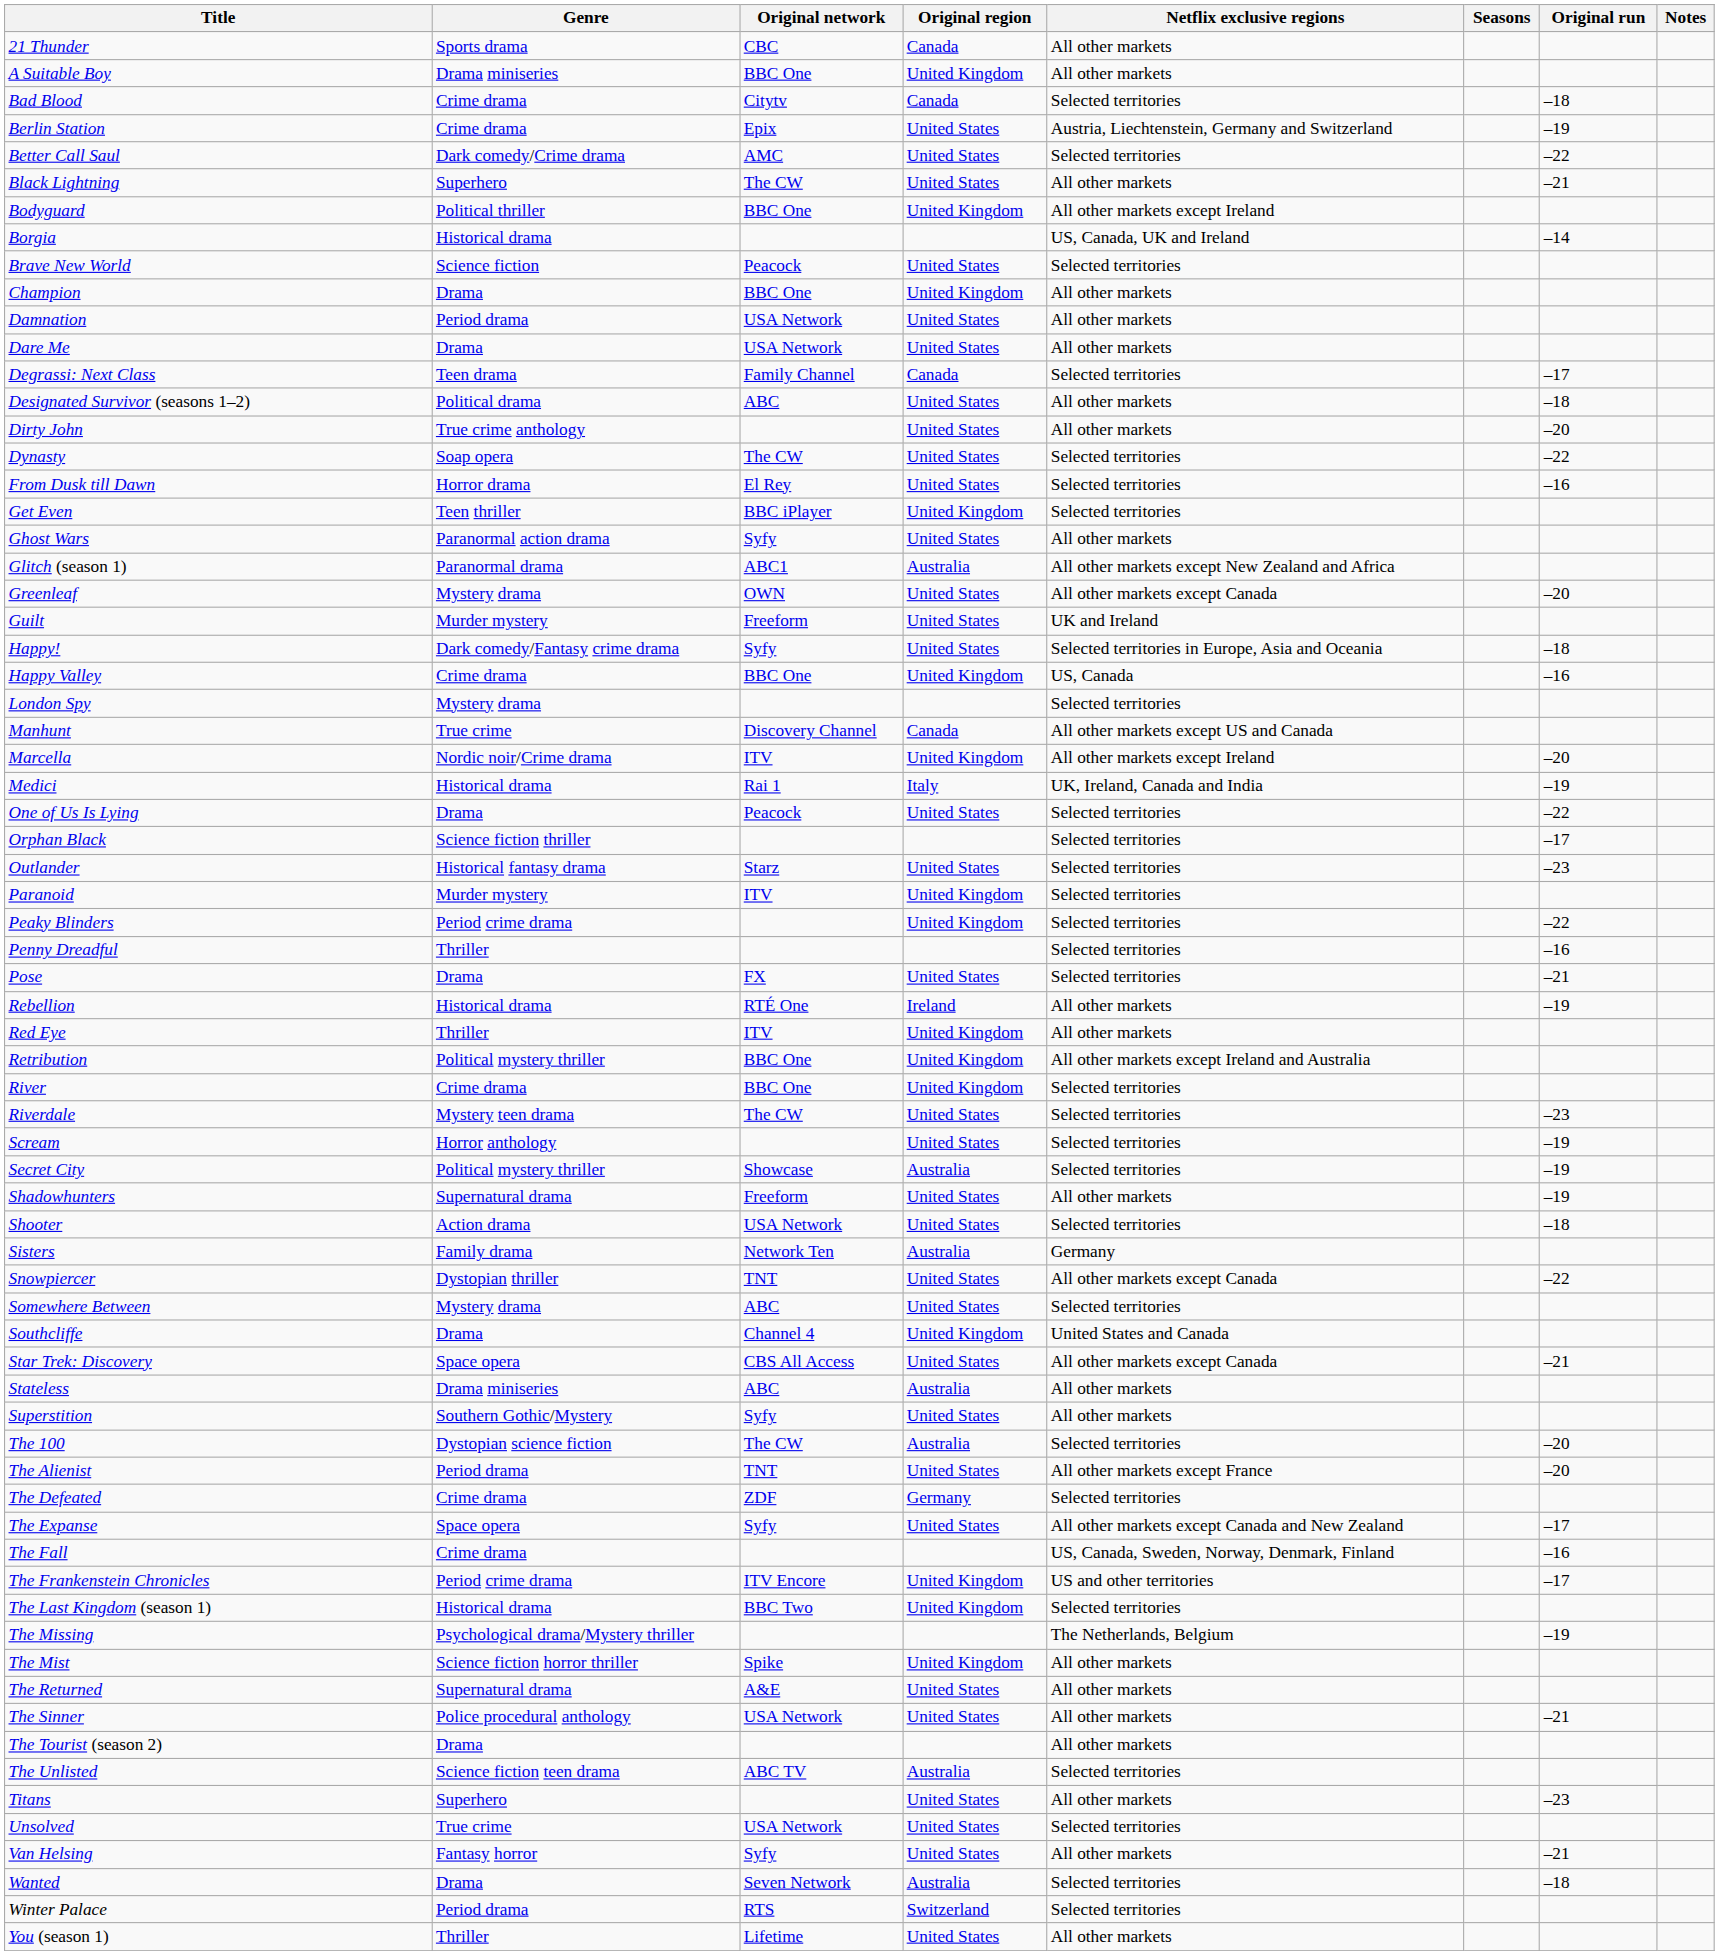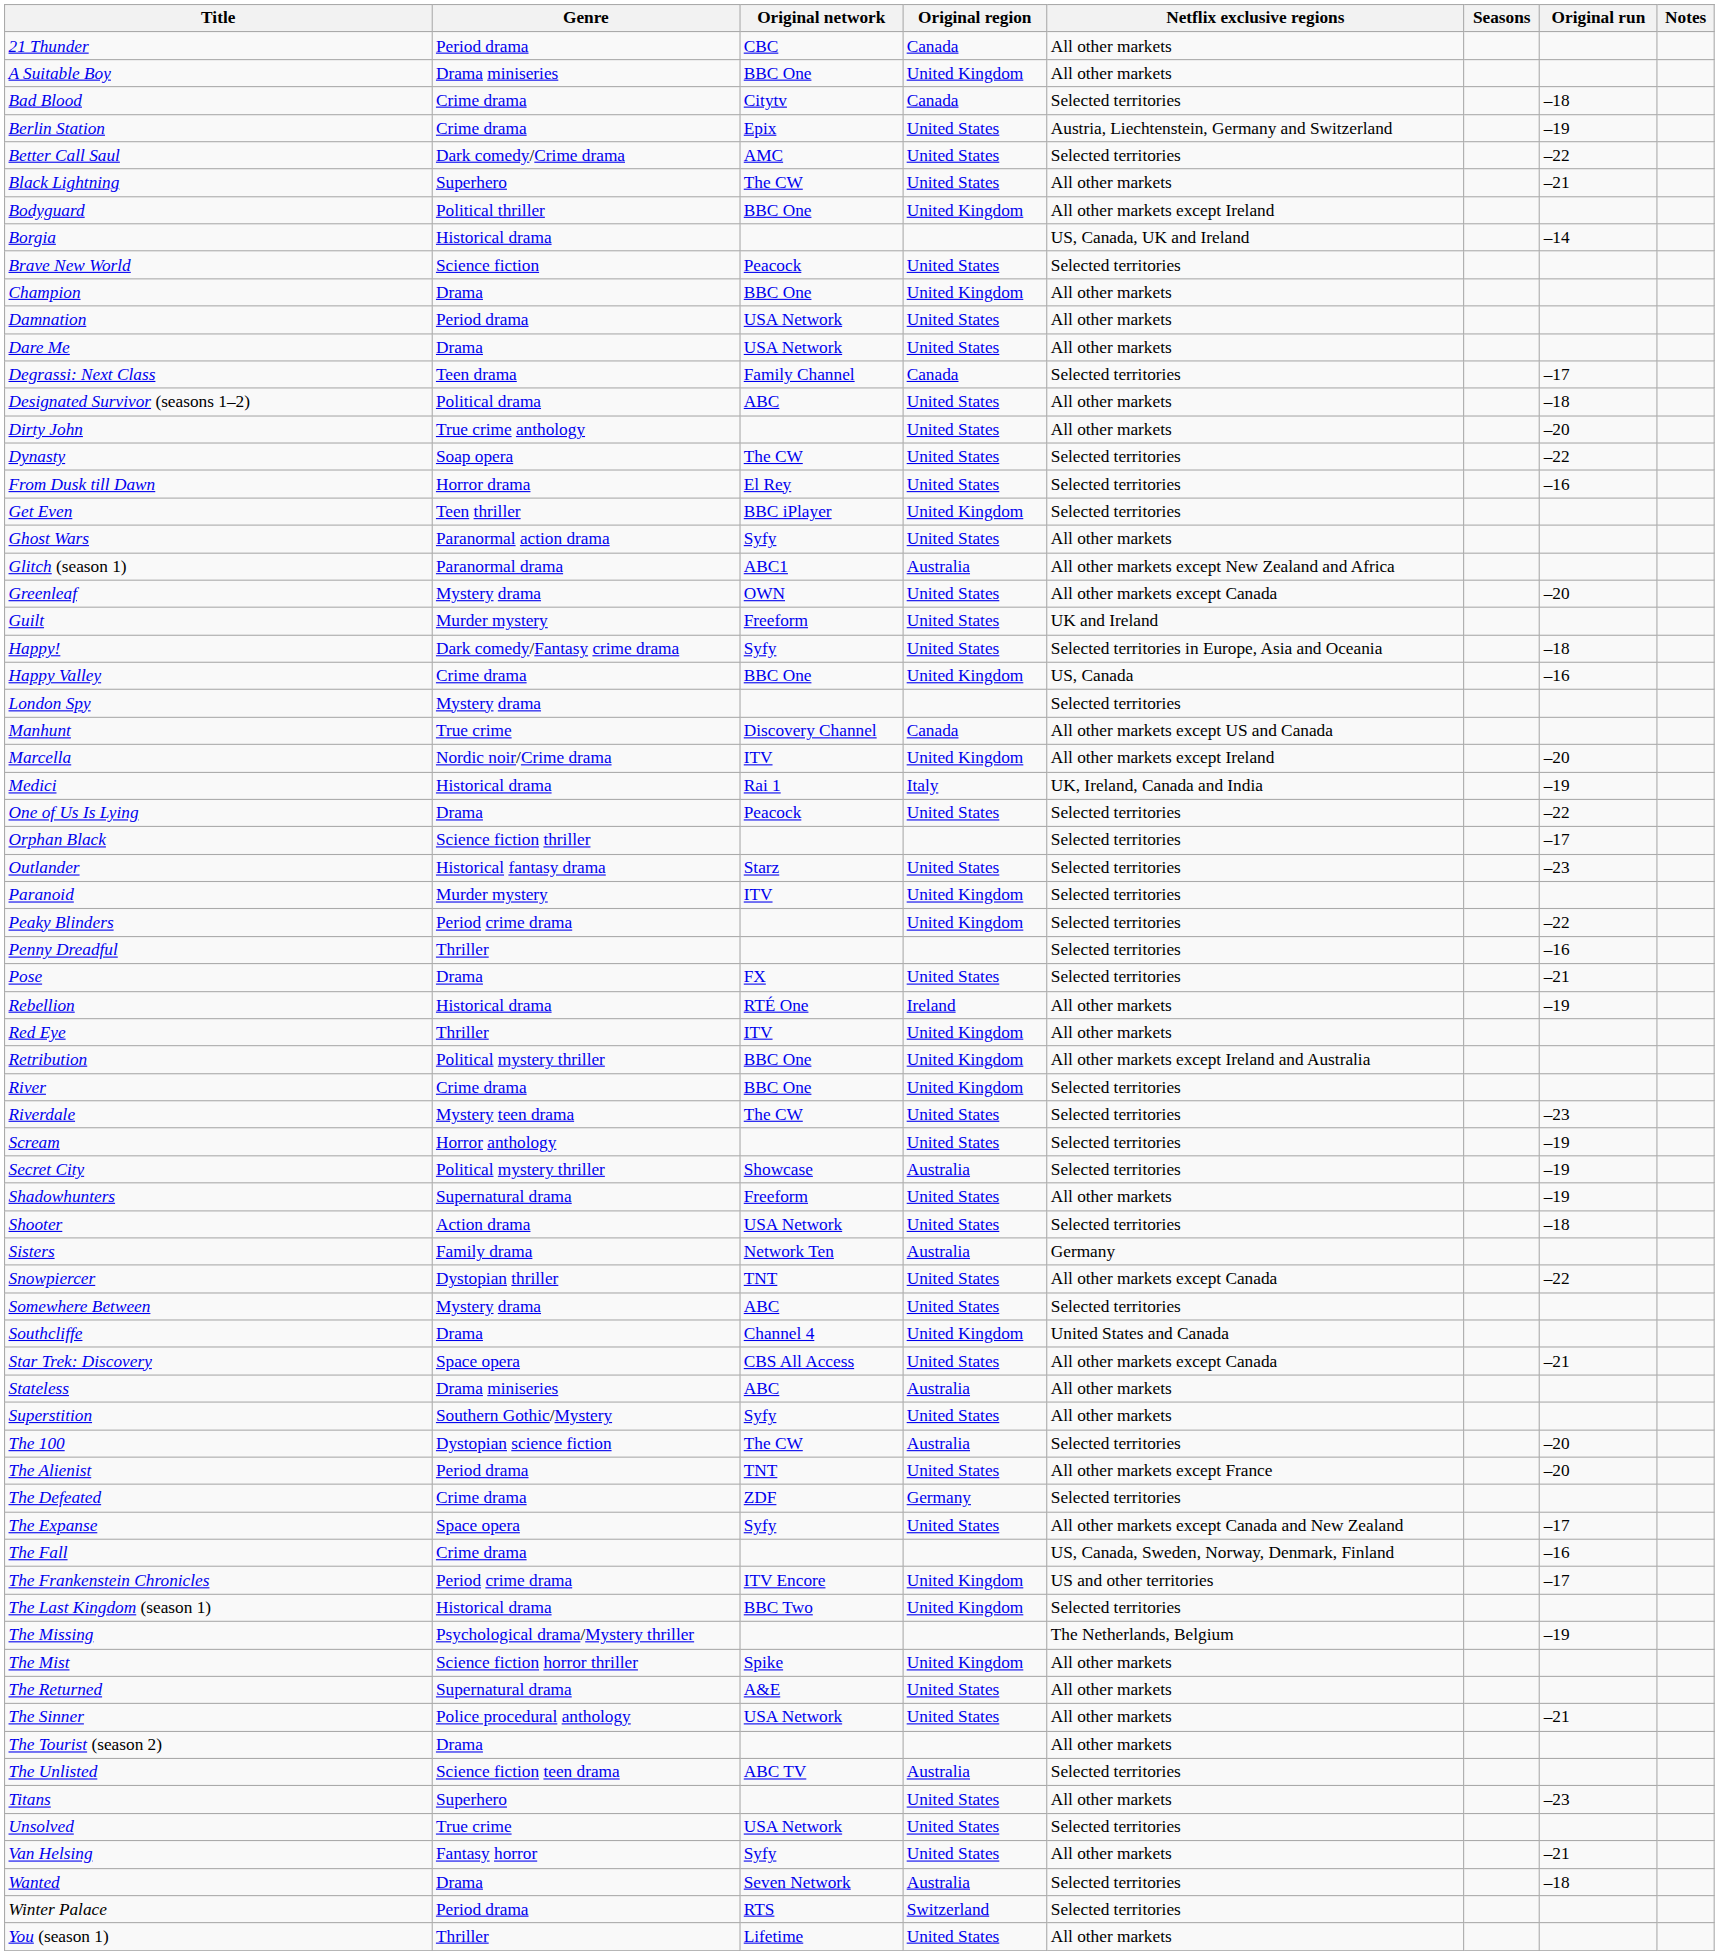(482, 45) Sports drama -> (482, 45) Period drama
